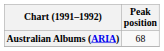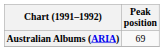(140, 38) 68 -> (140, 38) 69
